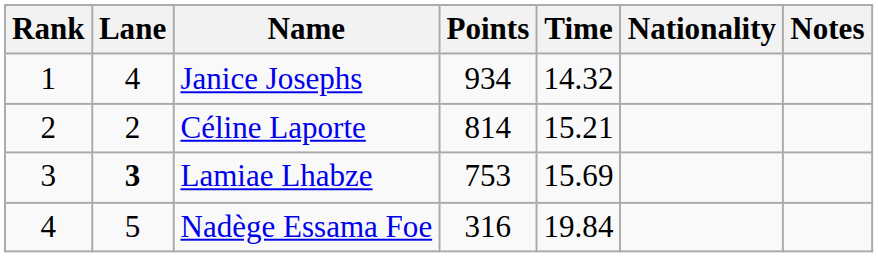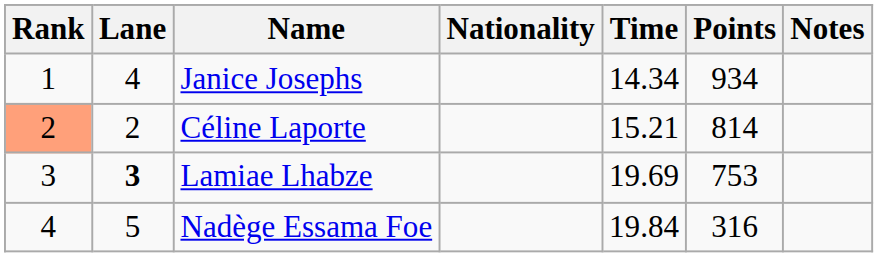columns swapped: (702, 29) <-> (488, 29)
(578, 78) 14.32 -> (644, 78) 14.34
(48, 127) no background -> (48, 127) lightsalmon background
(578, 176) 15.69 -> (644, 176) 19.69
